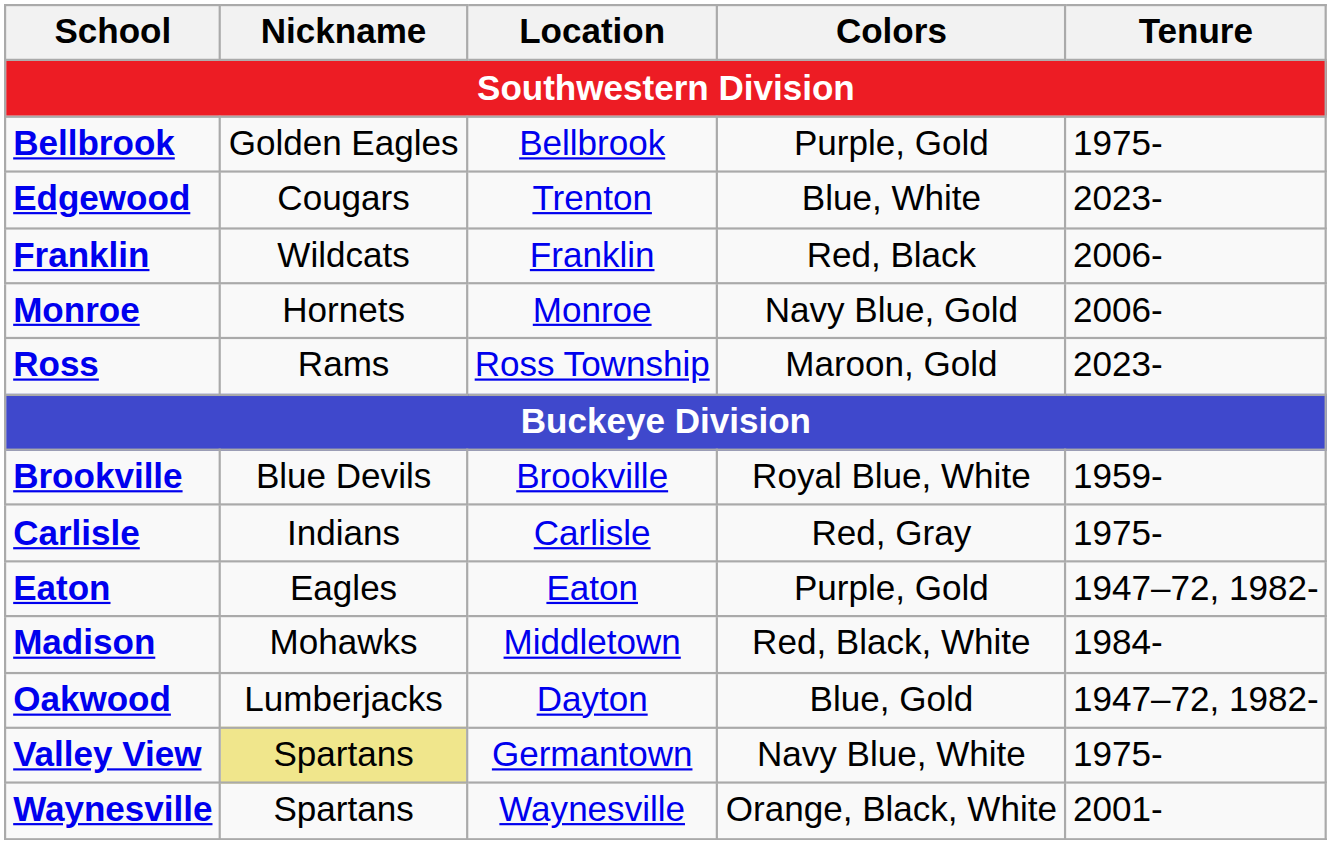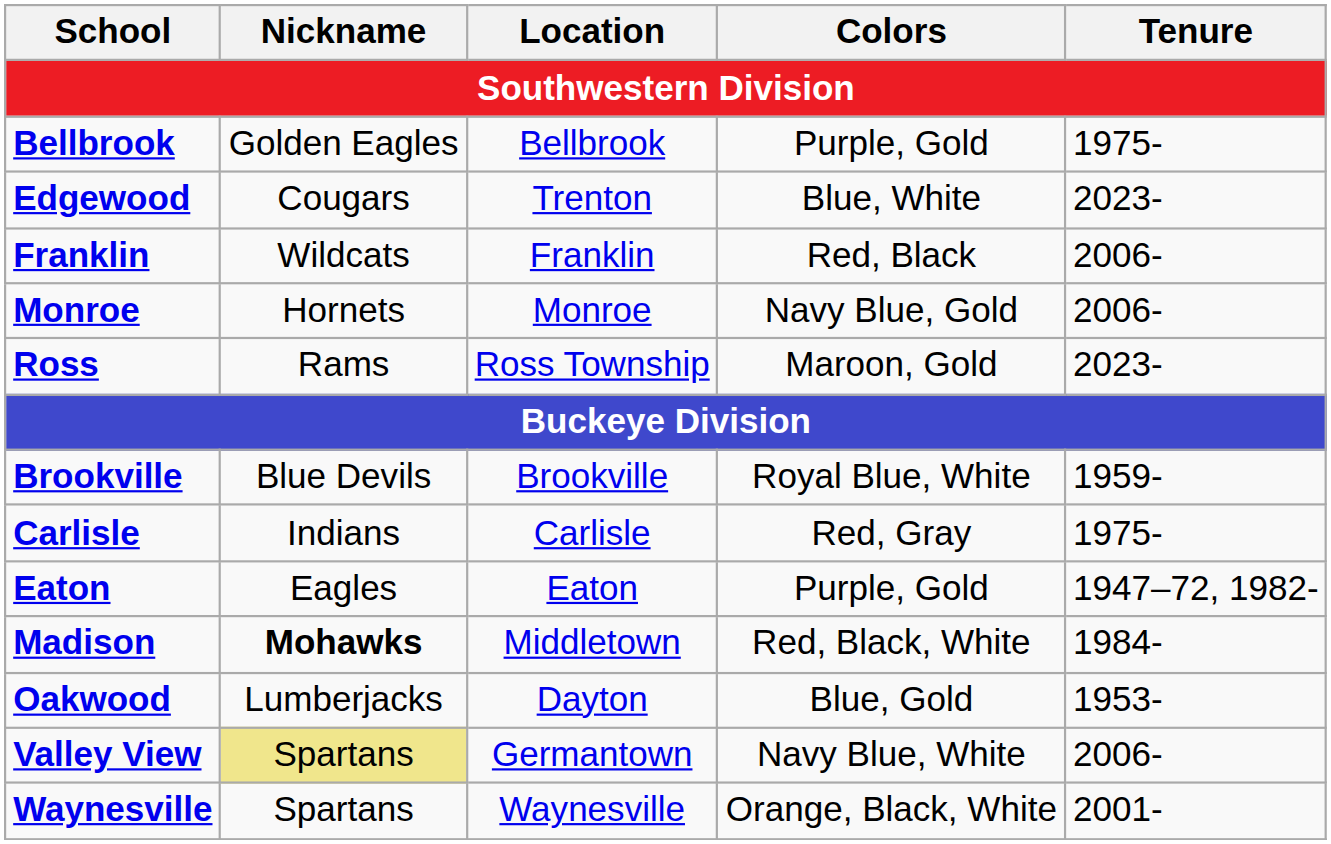(344, 643) normal -> (344, 643) bold
(1196, 699) 1947–72, 1982- -> (1118, 699) 1953-
(1118, 754) 1975- -> (1118, 754) 2006-
